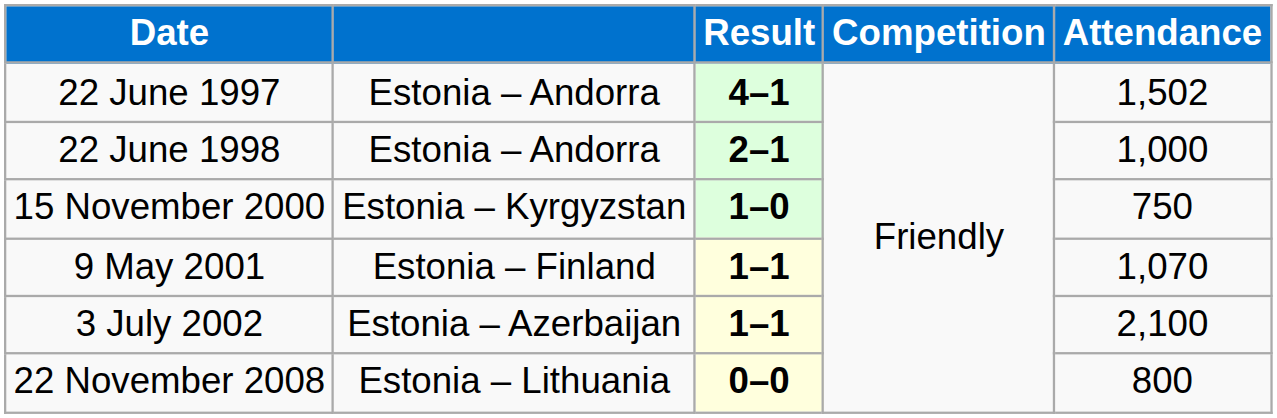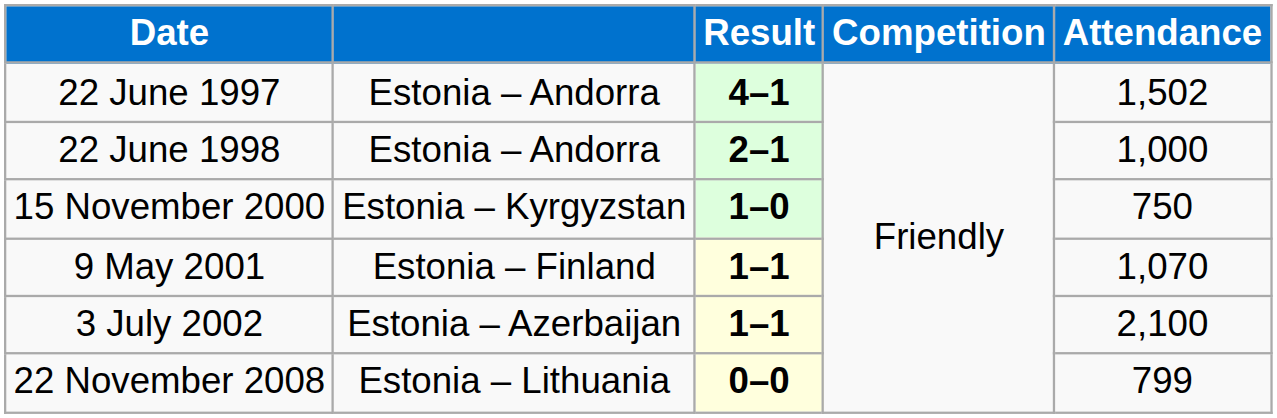(1162, 382) 800 -> (1162, 382) 799
